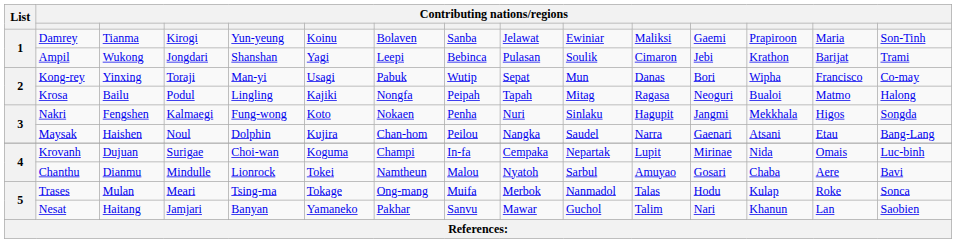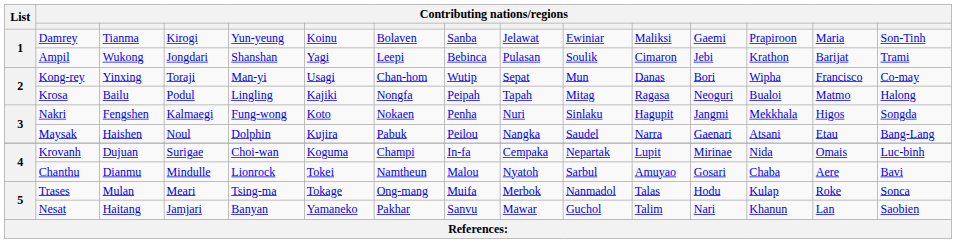(392, 76) Pabuk -> (402, 76) Chan-hom
(402, 133) Chan-hom -> (392, 133) Pabuk
